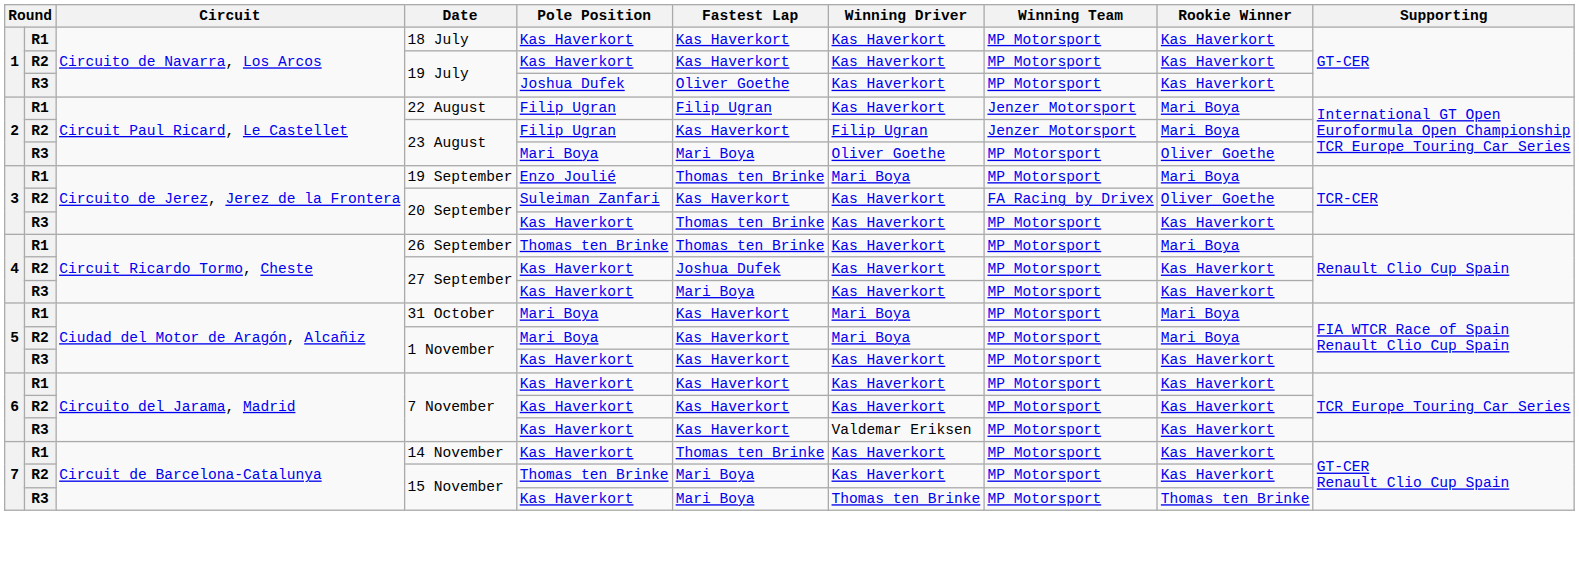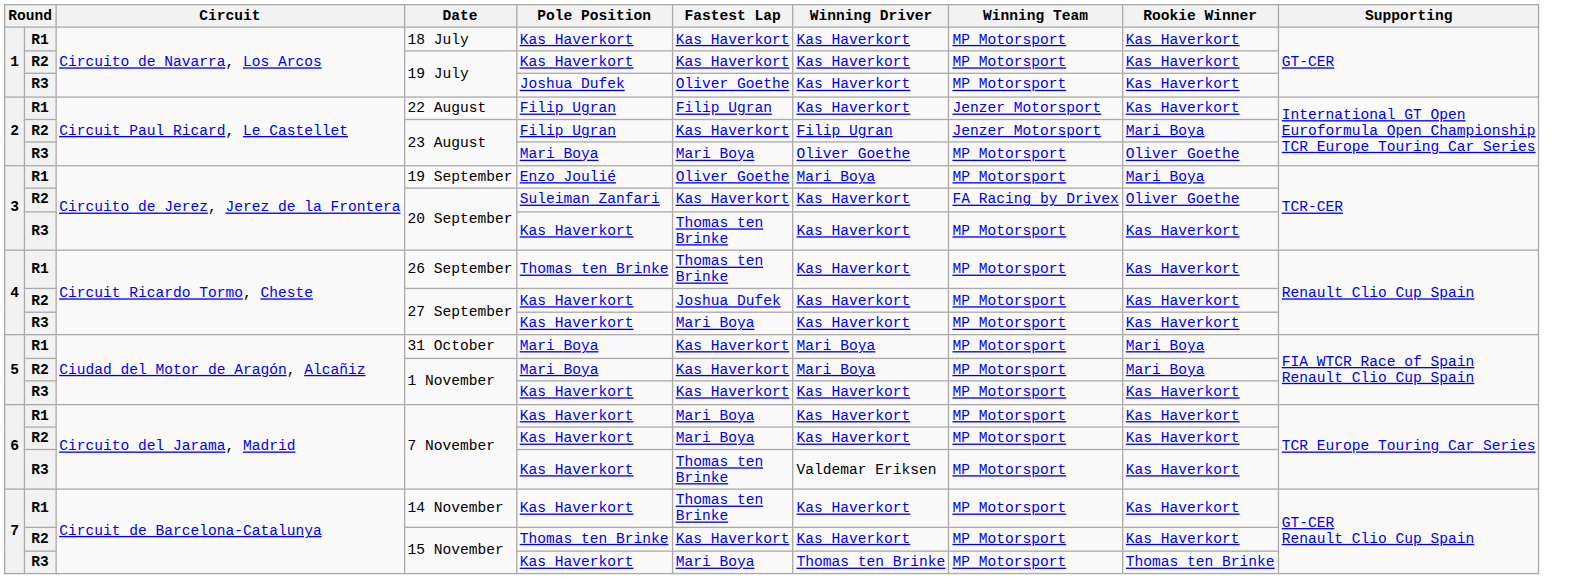(1200, 108) Mari Boya -> (1183, 108) Kas Haverkort
(750, 177) Thomas ten Brinke -> (733, 177) Oliver Goethe
(1200, 246) Mari Boya -> (1183, 270) Kas Haverkort
(733, 384) Kas Haverkort -> (715, 415) Mari Boya
(733, 407) Kas Haverkort -> (715, 438) Mari Boya
(733, 430) Kas Haverkort -> (719, 469) Thomas ten Brinke
(715, 476) Mari Boya -> (733, 539) Kas Haverkort
